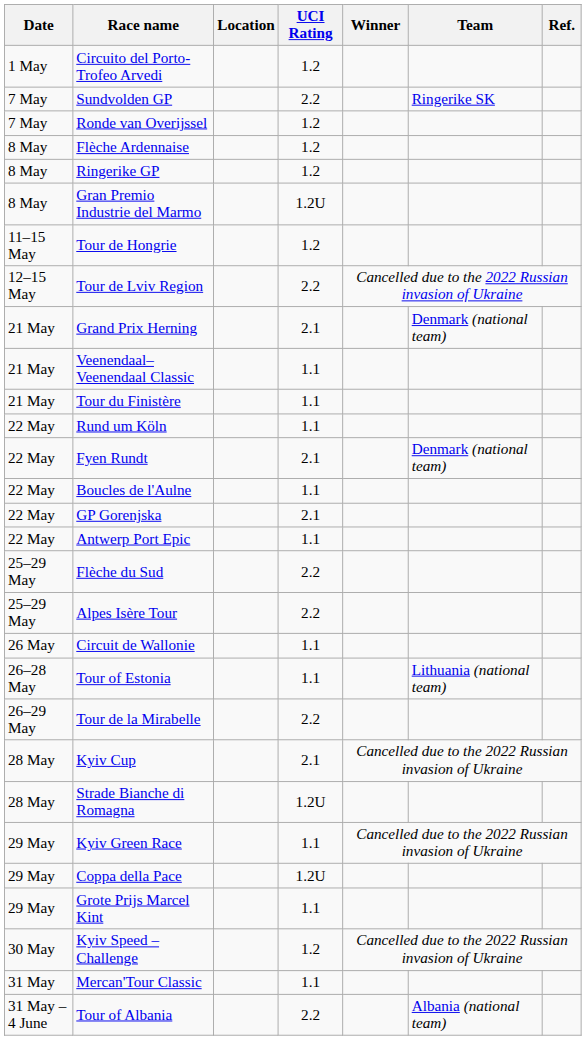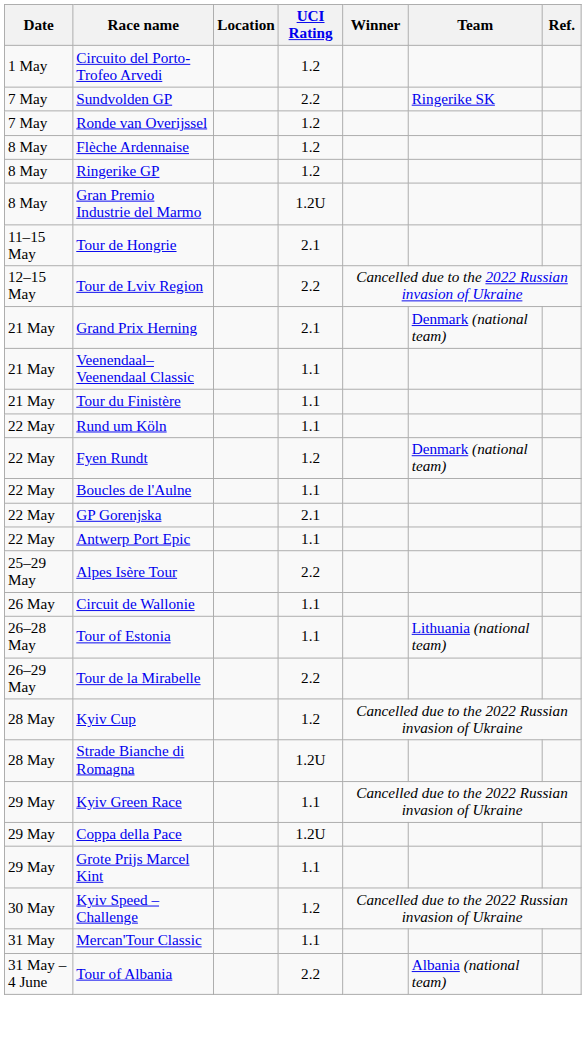(311, 245) 1.2 -> (311, 245) 2.1
(311, 458) 2.1 -> (311, 458) 1.2
- row: (120, 571)
(311, 760) 2.1 -> (311, 719) 1.2
